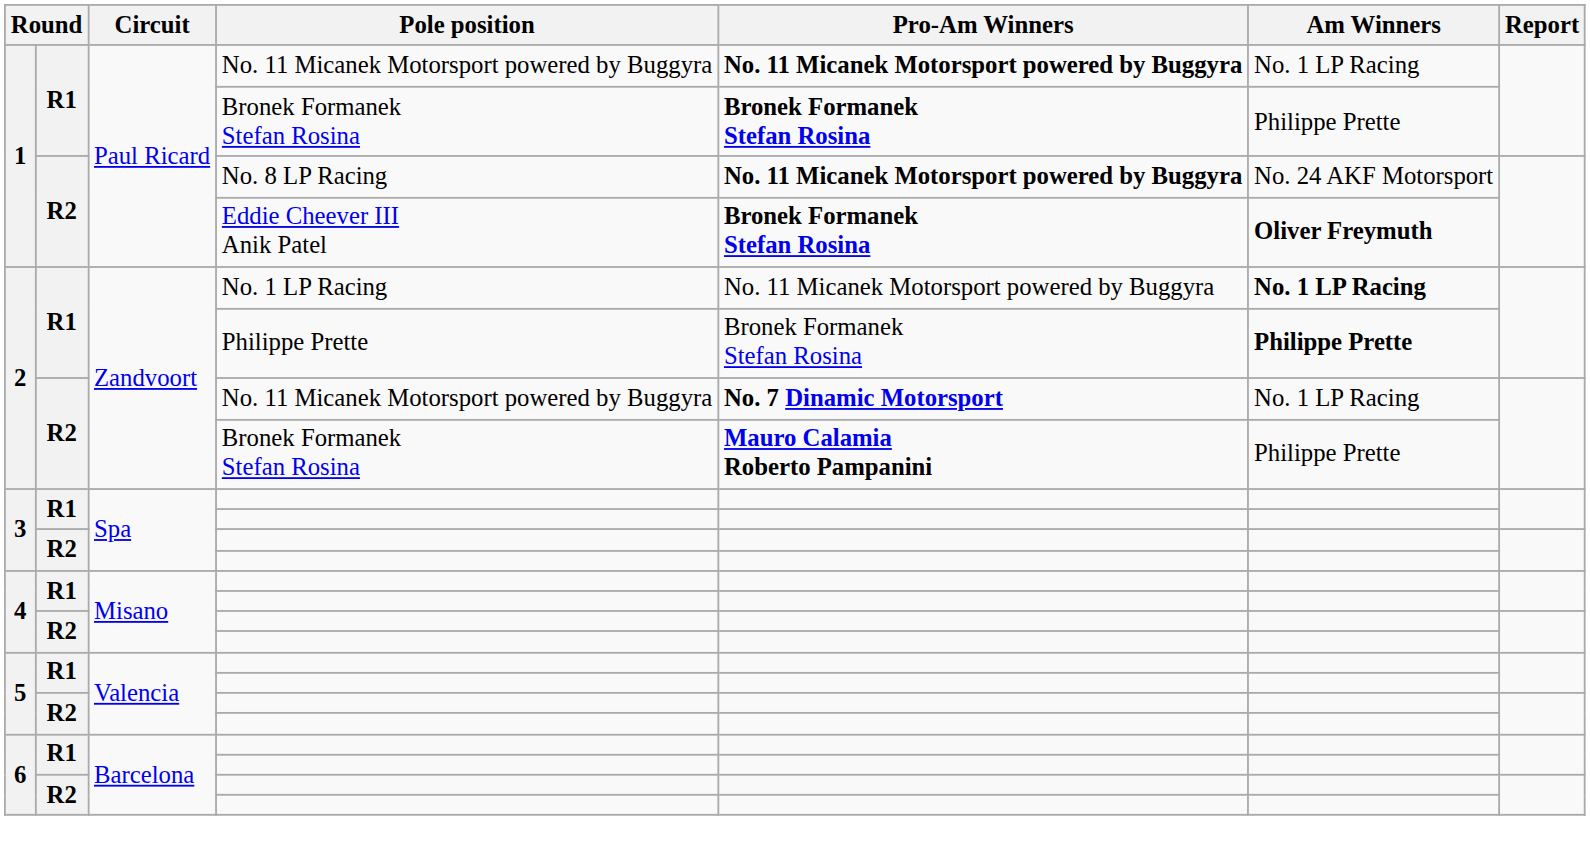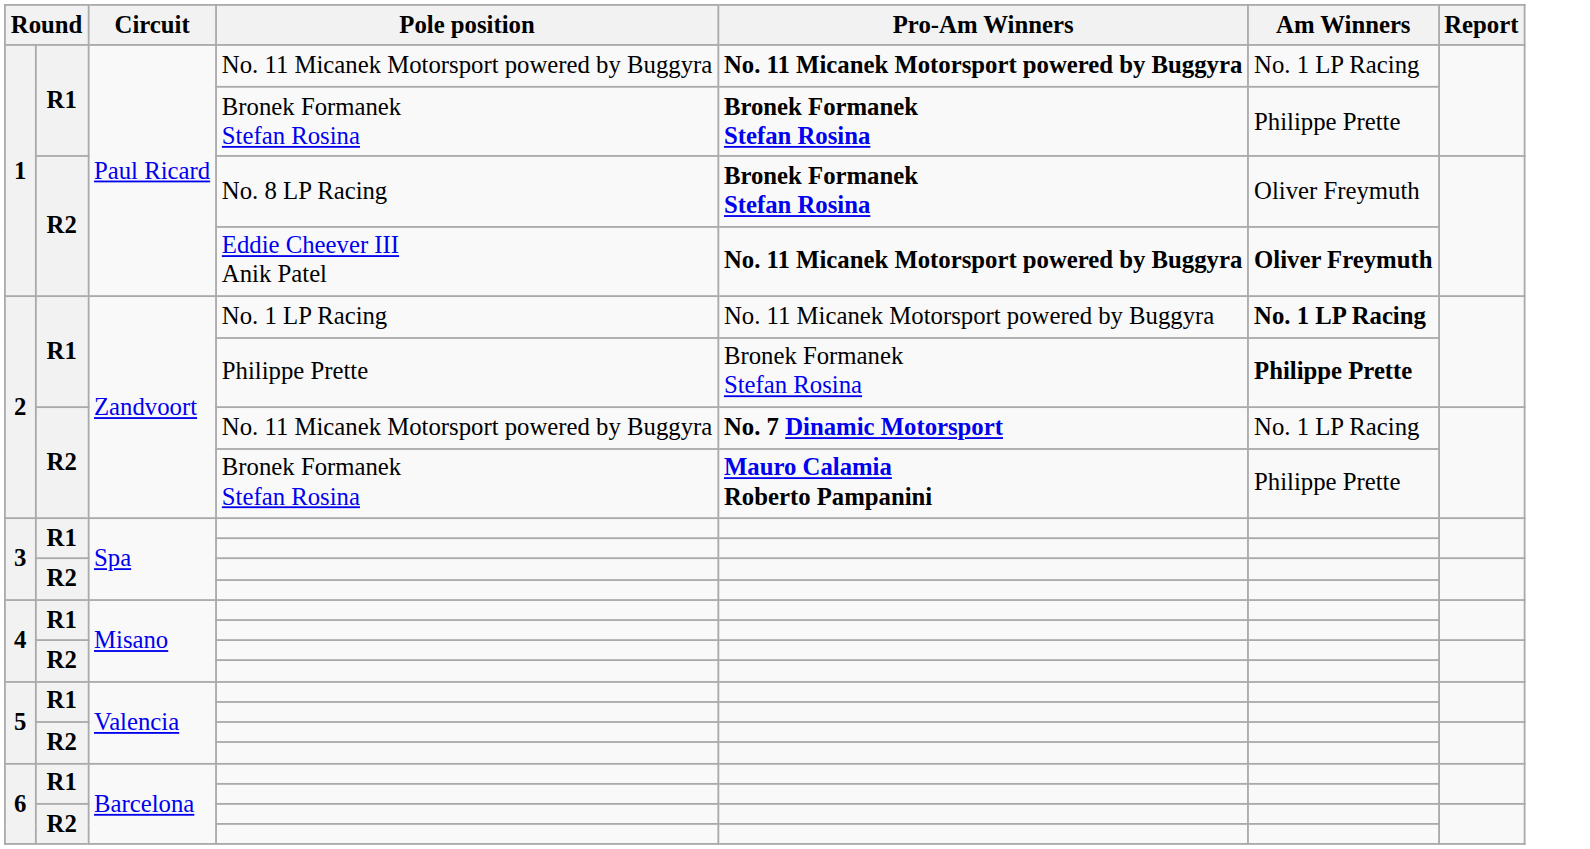(983, 176) No. 11 Micanek Motorsport powered by Buggyra -> (821, 190) Bronek Formanek Stefan Rosina
(1374, 176) No. 24 AKF Motorsport -> (1337, 190) Oliver Freymuth
(821, 231) Bronek Formanek Stefan Rosina -> (983, 260) No. 11 Micanek Motorsport powered by Buggyra
